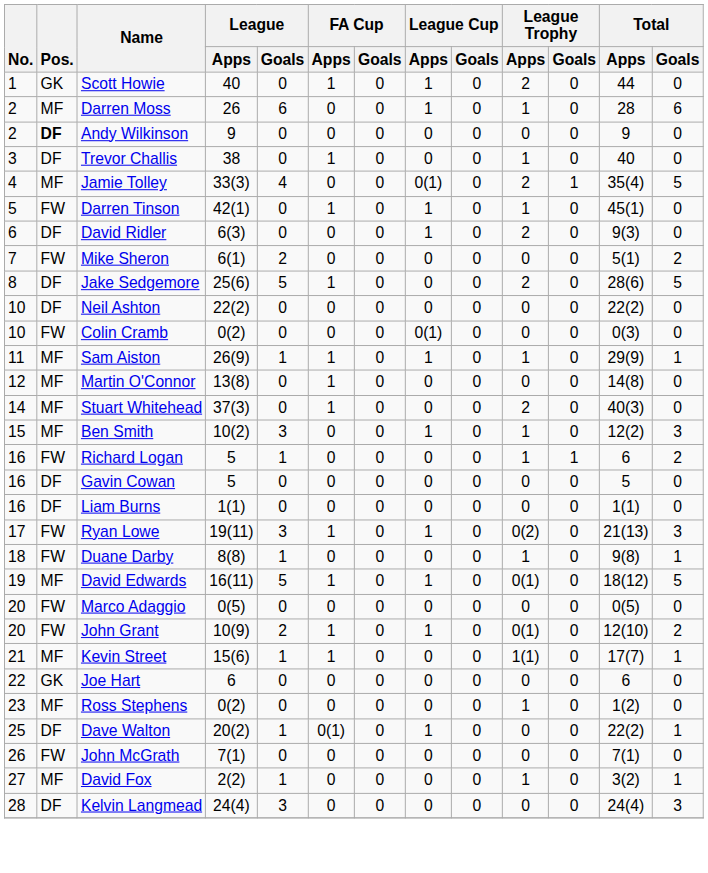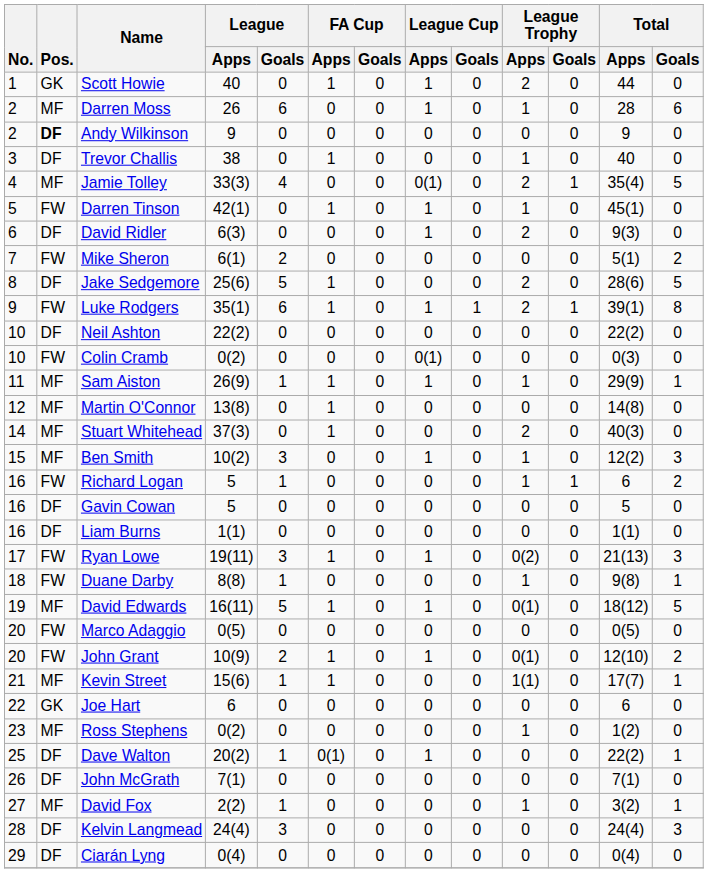+ row: (130, 308)
(53, 755) FW -> (51, 780) DF
+ row: (123, 855)
